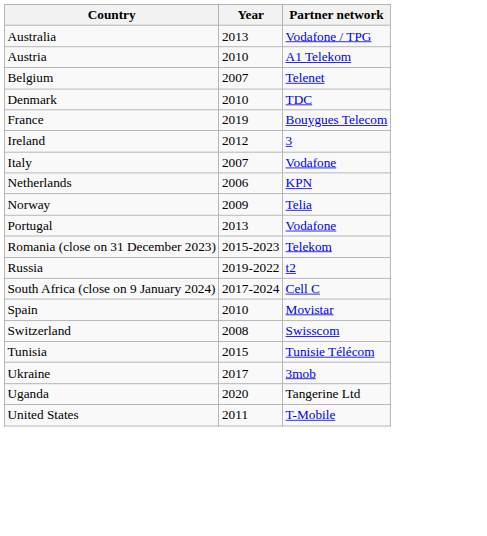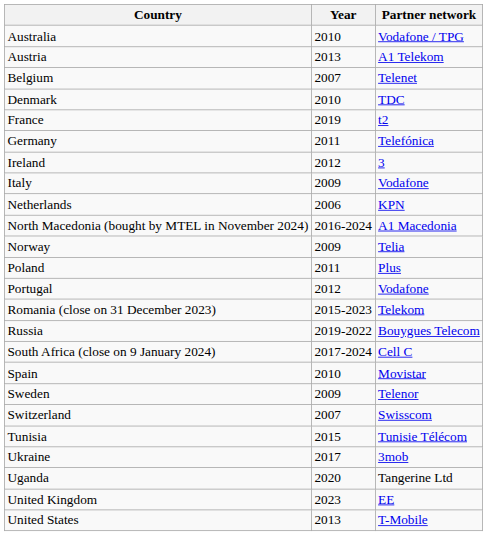(235, 36) 2013 -> (328, 36) 2010
(235, 57) 2010 -> (328, 57) 2013
(336, 120) Bouygues Telecom -> (383, 120) t2
+ row: (32, 141)
(235, 162) 2007 -> (328, 183) 2009
+ row: (158, 225)
+ row: (26, 267)
(235, 225) 2013 -> (328, 288) 2012
(291, 267) t2 -> (429, 330) Bouygues Telecom
+ row: (28, 394)
(235, 330) 2008 -> (328, 415) 2007
+ row: (52, 499)
(235, 415) 2011 -> (328, 520) 2013
